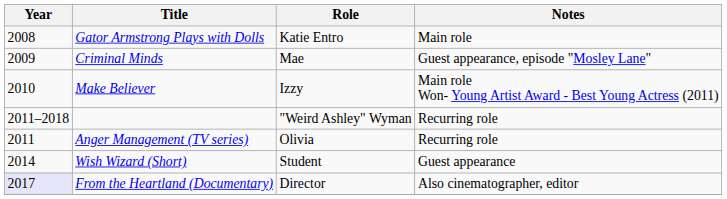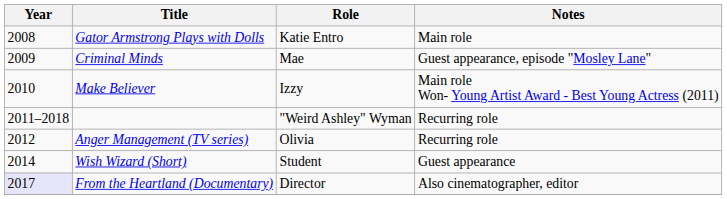(21, 140) 2011 -> (21, 140) 2012
